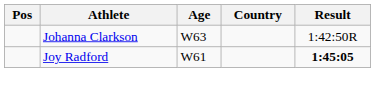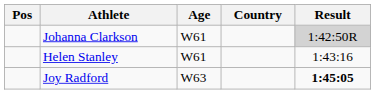(193, 36) W63 -> (193, 36) W61
(333, 36) no background -> (333, 36) lightgrey background
+ row: (80, 57)
(193, 57) W61 -> (193, 78) W63
